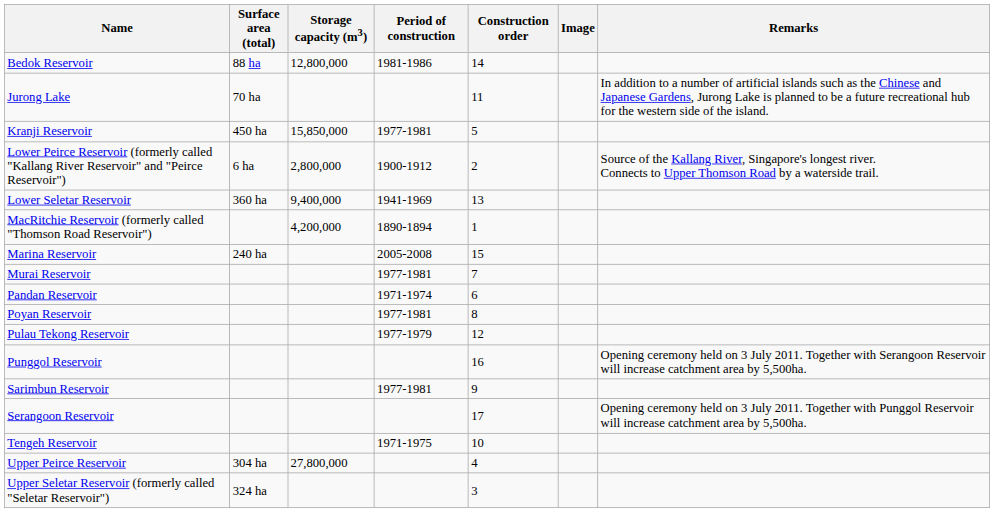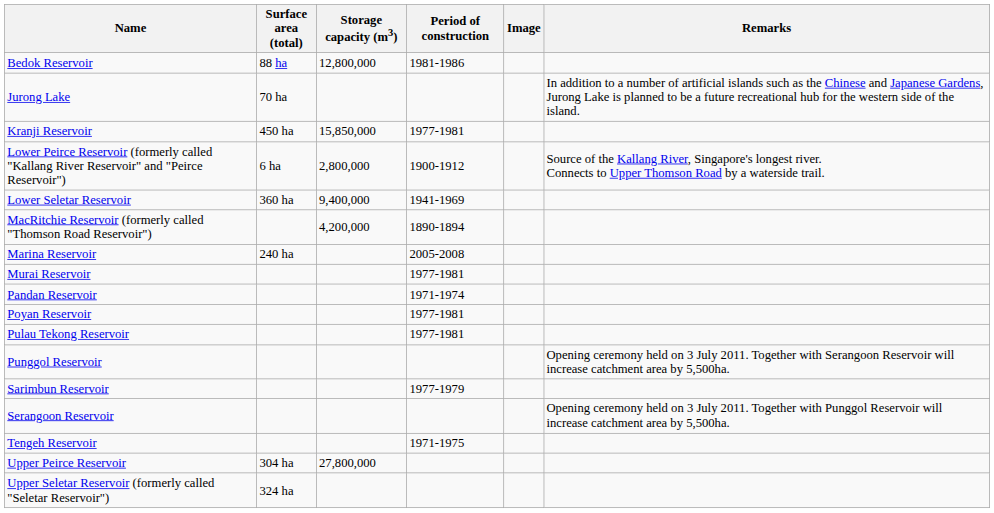- column: (513, 28)
(404, 334) 1977-1979 -> (437, 334) 1977-1981
(404, 388) 1977-1981 -> (437, 388) 1977-1979
